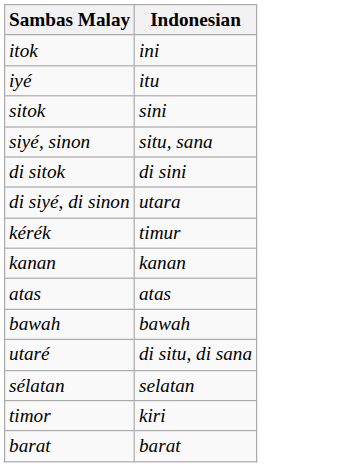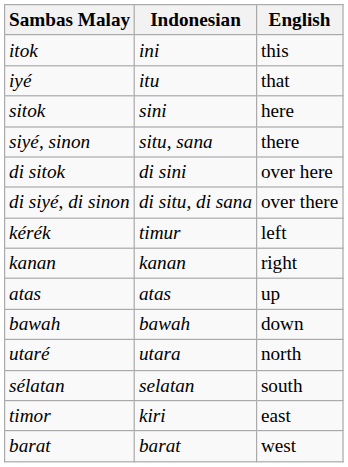+ column: (300, 19)
(160, 202) utara -> (196, 202) di situ, di sana
(196, 354) di situ, di sana -> (160, 354) utara
